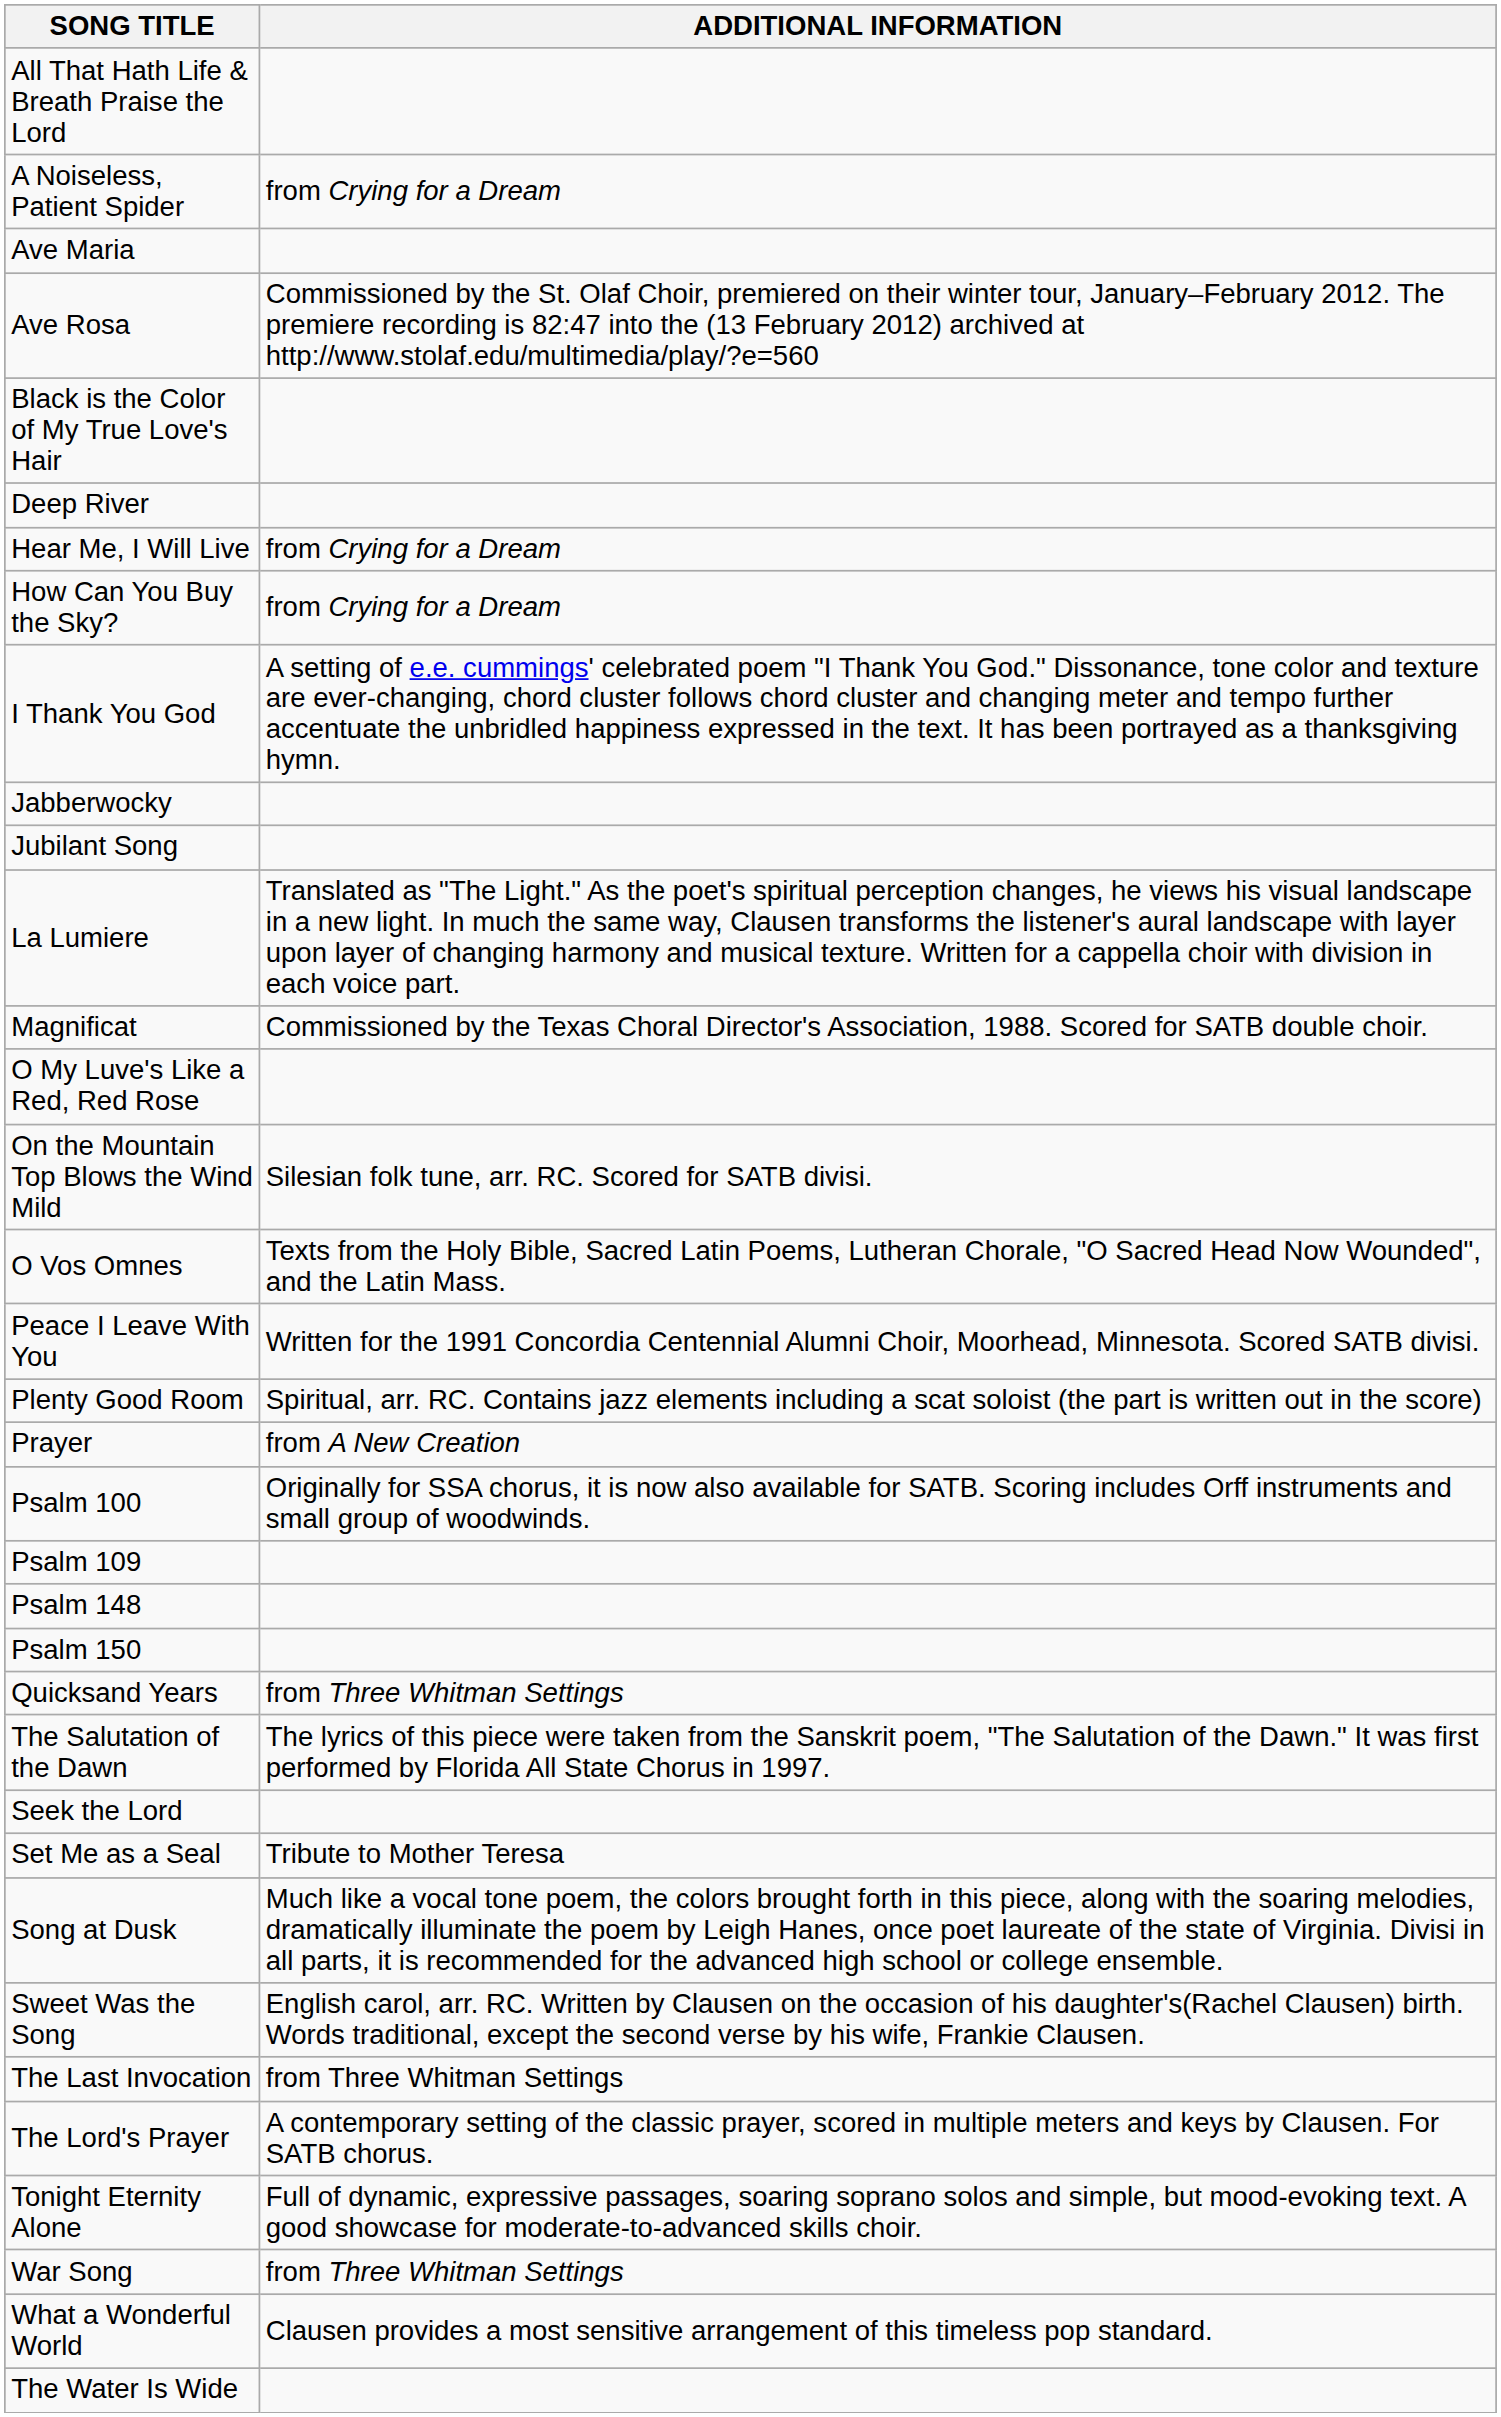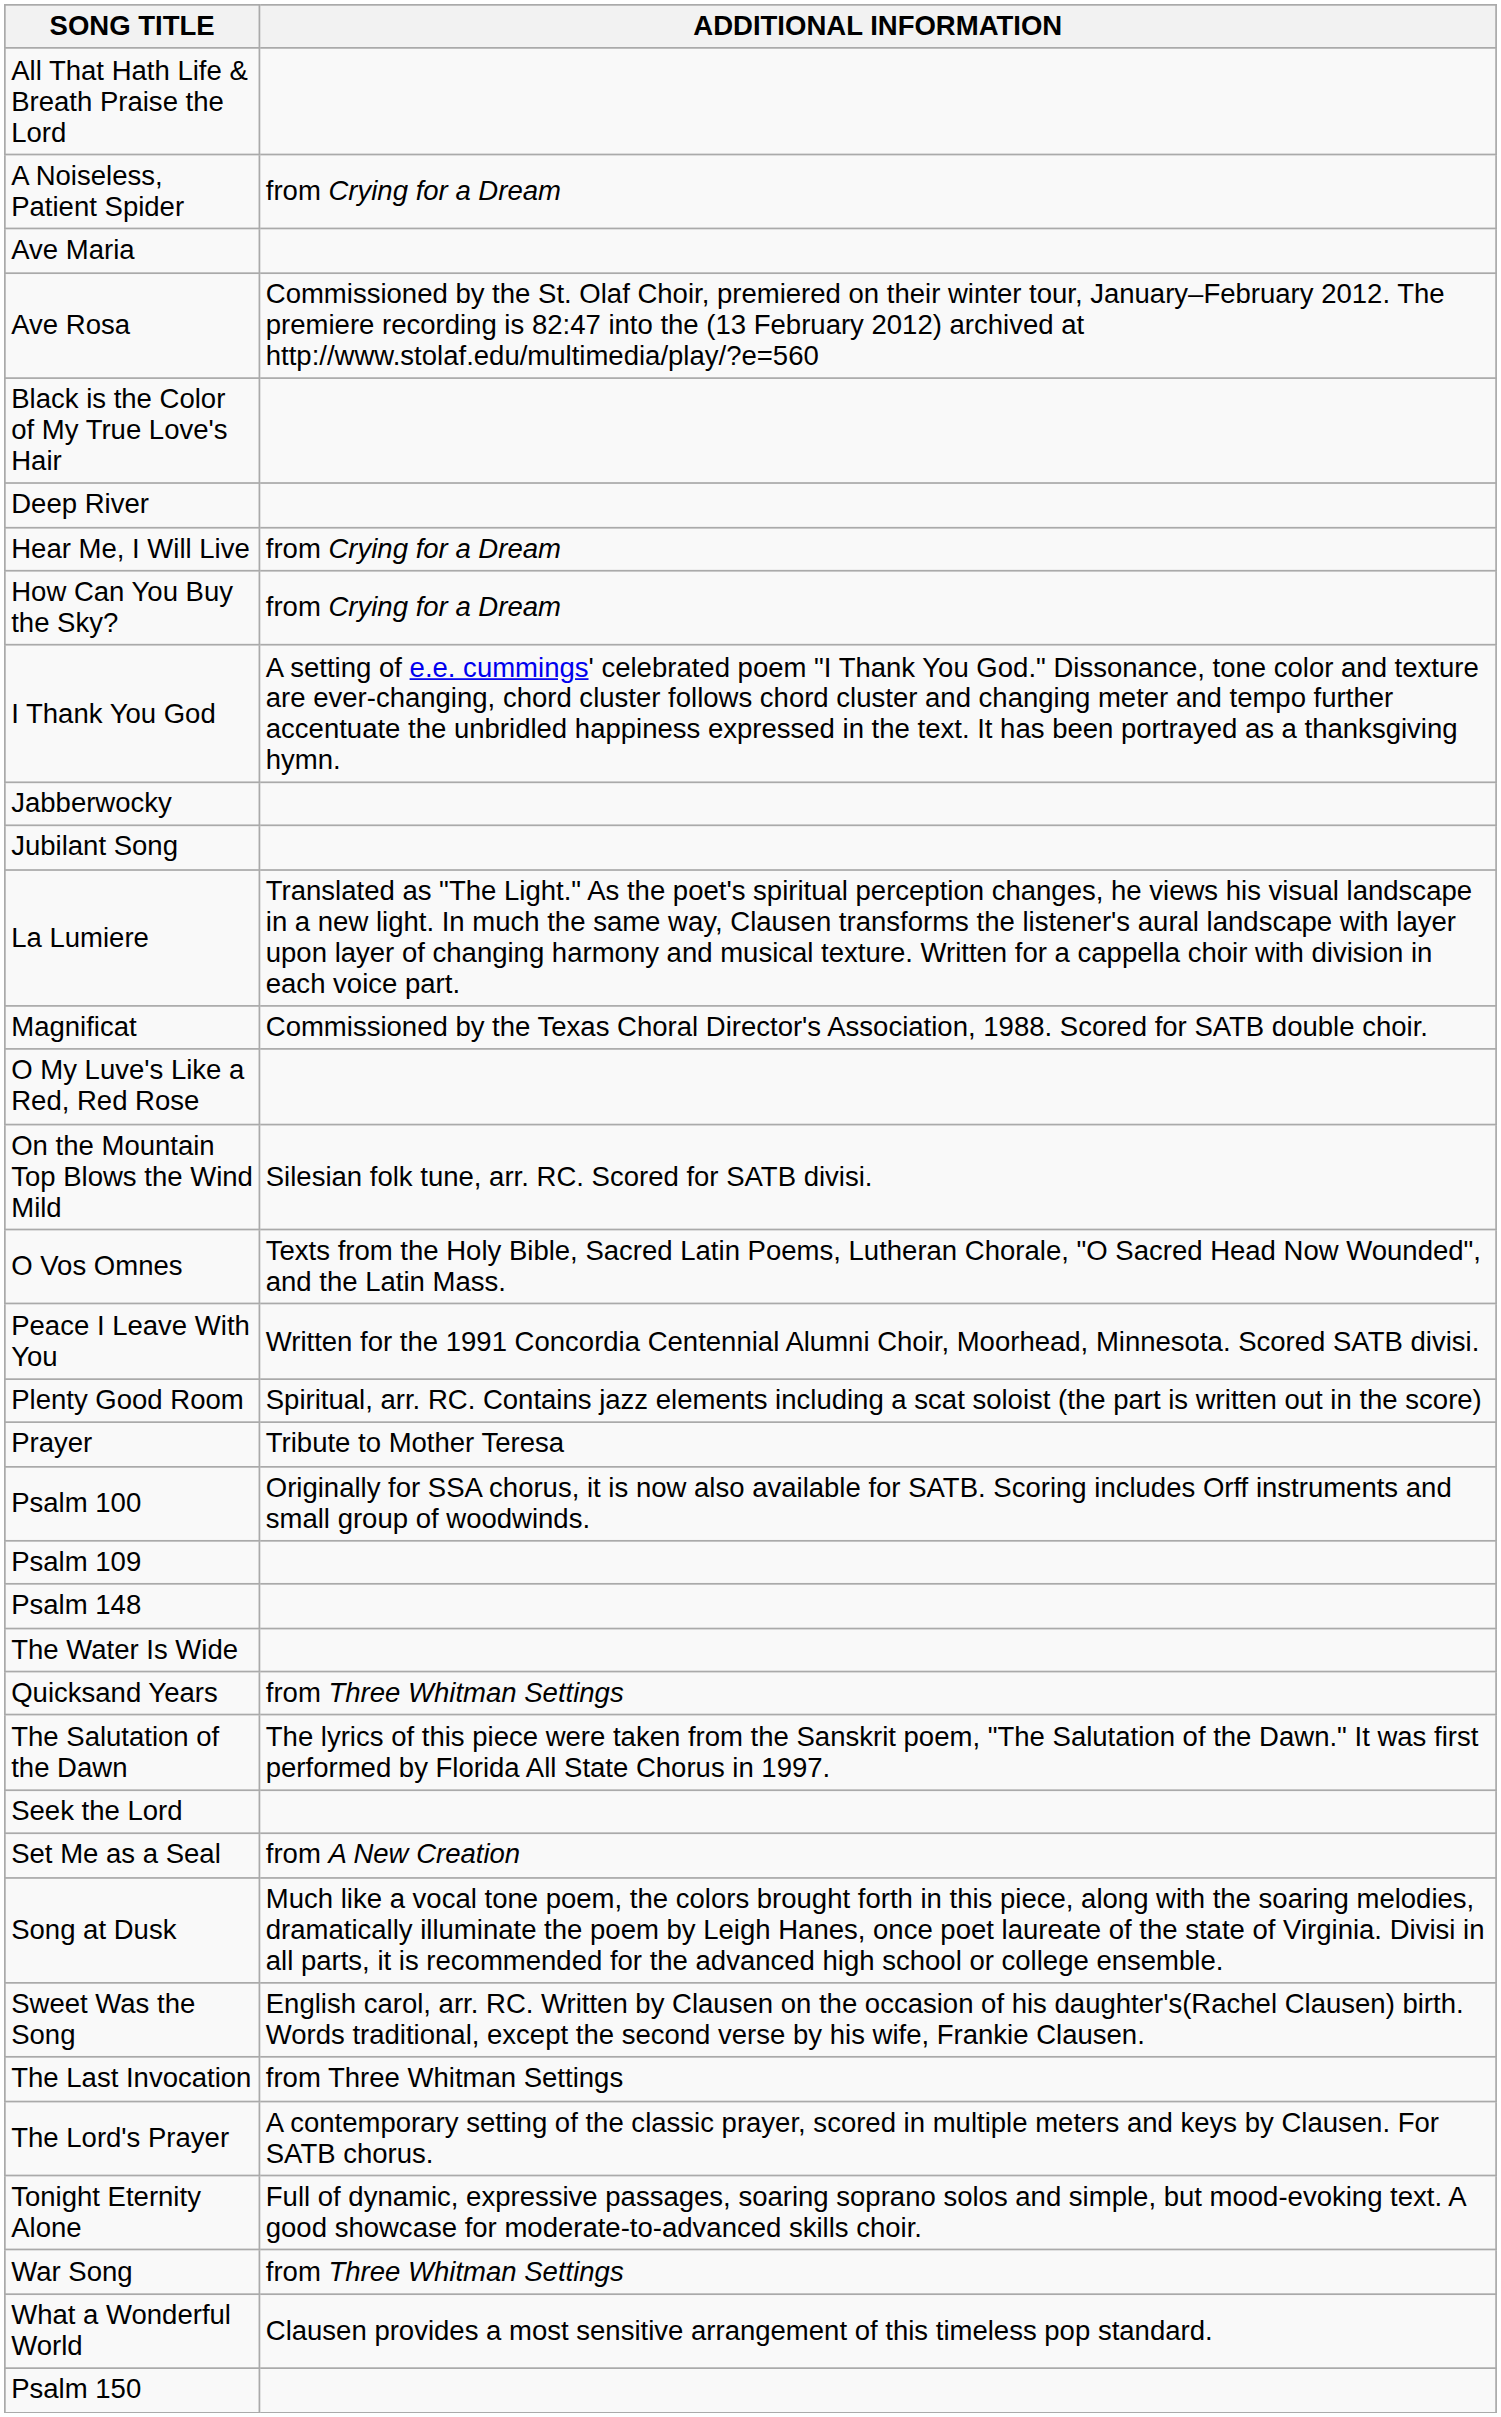(393, 1443) from A New Creation -> (415, 1443) Tribute to Mother Teresa
rows swapped: (76, 1649) <-> (125, 2389)
(415, 1854) Tribute to Mother Teresa -> (393, 1854) from A New Creation
